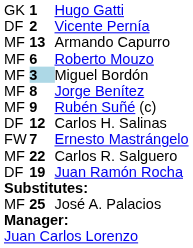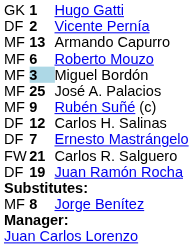rows swapped: (99, 91) <-> (108, 204)
(15, 139) FW -> (14, 139) DF
(14, 156) MF -> (15, 156) FW
(37, 156) 22 -> (37, 156) 21
